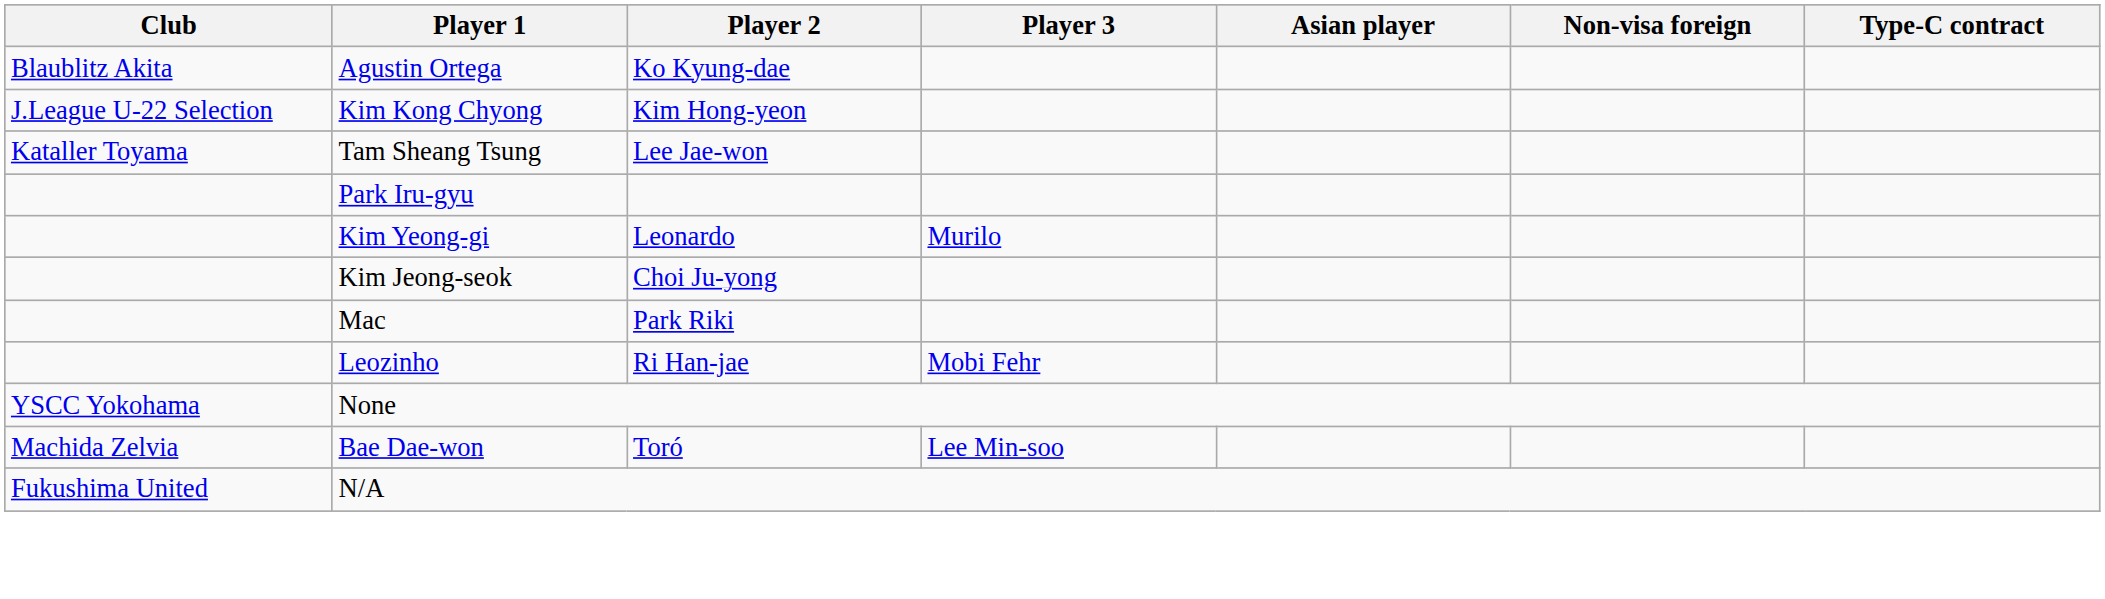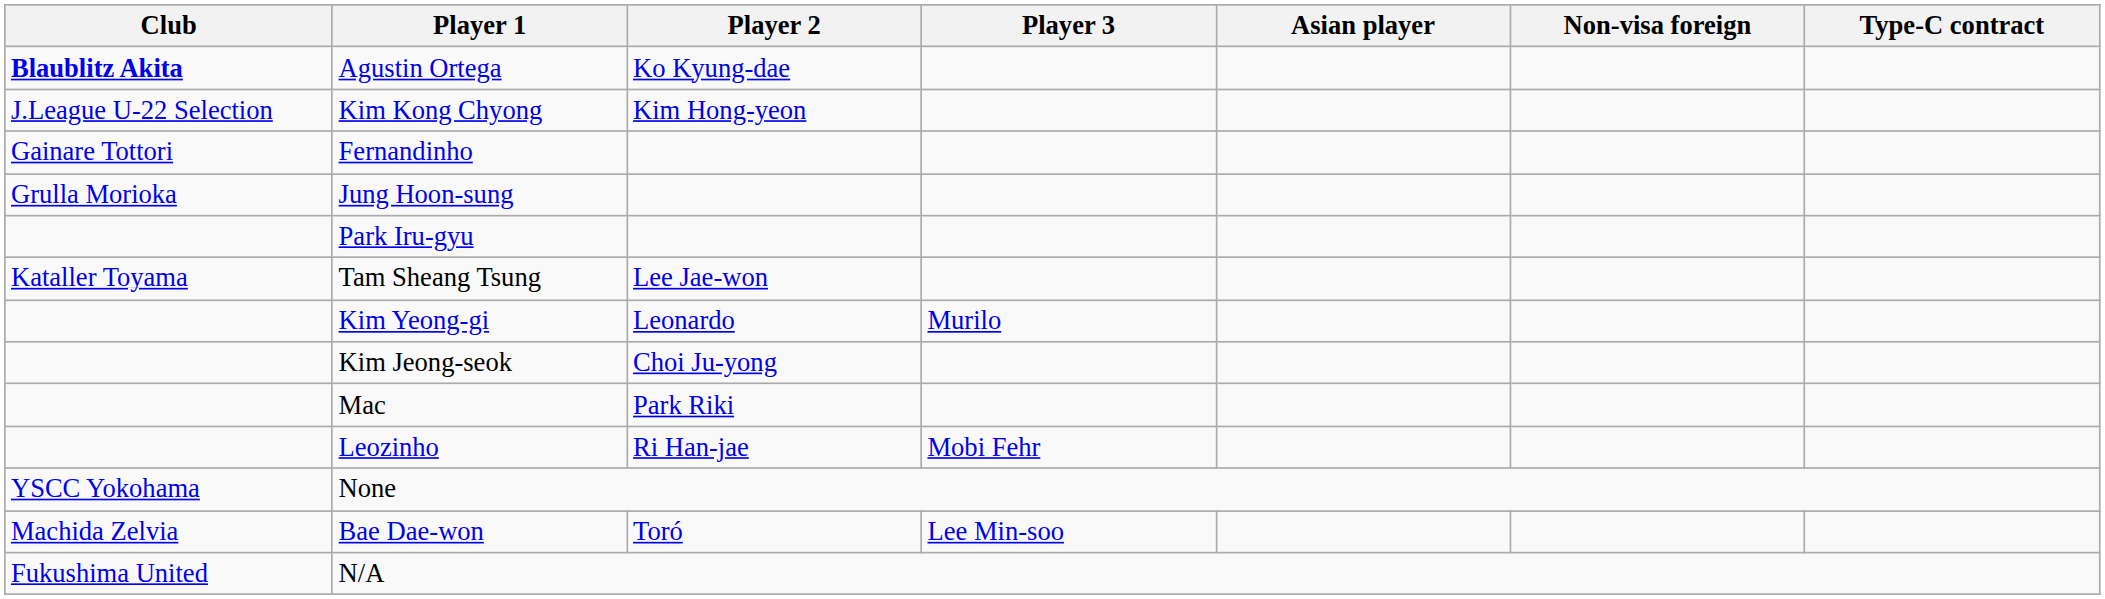(92, 67) normal -> (97, 67) bold
+ row: (406, 151)
+ row: (426, 194)
rows swapped: (440, 151) <-> (406, 194)
